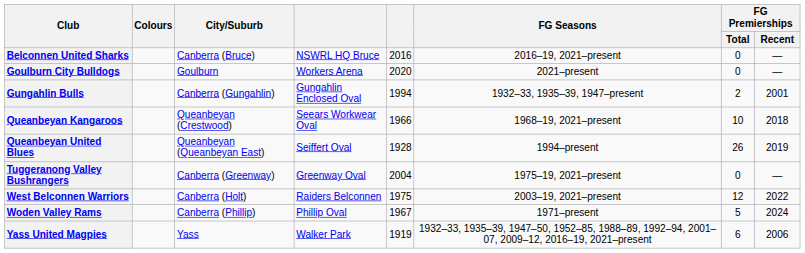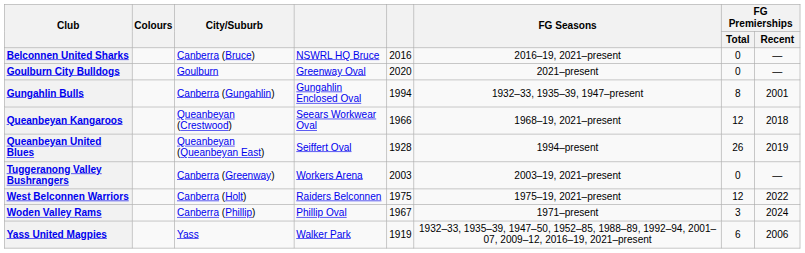(329, 71) Workers Arena -> (331, 71) Greenway Oval
(738, 93) 2 -> (738, 93) 8
(738, 120) 10 -> (738, 120) 12
(331, 175) Greenway Oval -> (329, 175) Workers Arena
(400, 175) 2004 -> (400, 175) 2003
(568, 175) 1975–19, 2021–present -> (568, 175) 2003–19, 2021–present
(568, 197) 2003–19, 2021–present -> (568, 197) 1975–19, 2021–present
(738, 213) 5 -> (738, 213) 3
